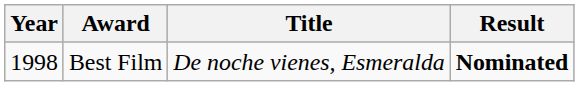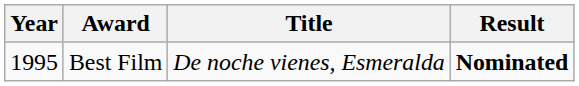(34, 61) 1998 -> (34, 61) 1995
